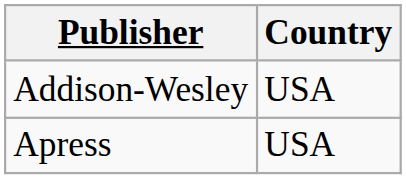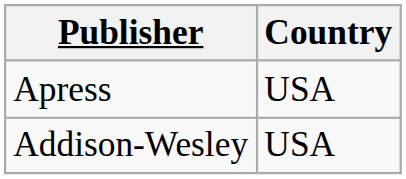rows swapped: (62, 144) <-> (131, 88)
